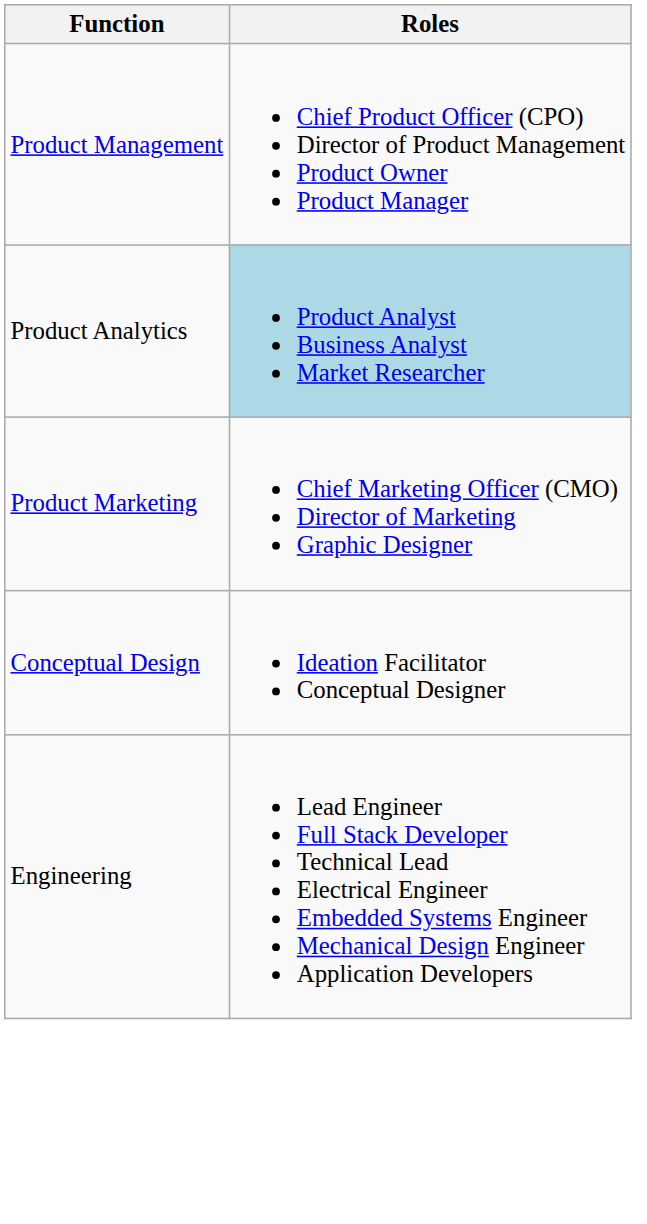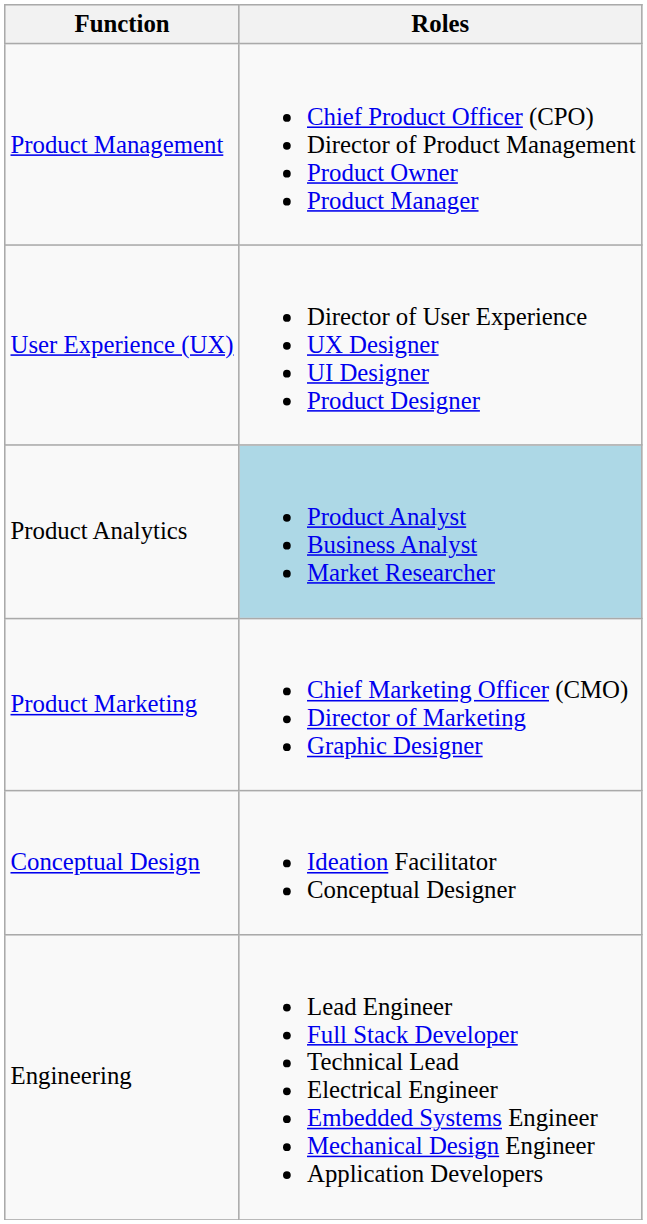+ row: (122, 344)
